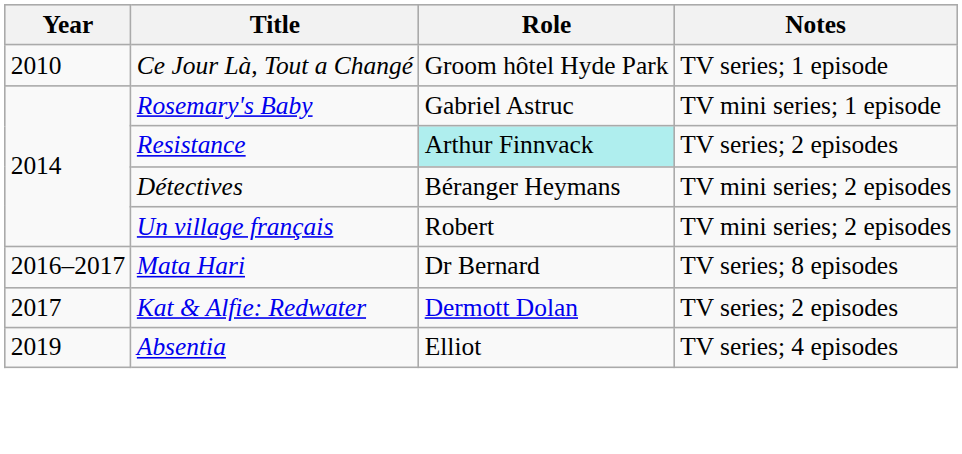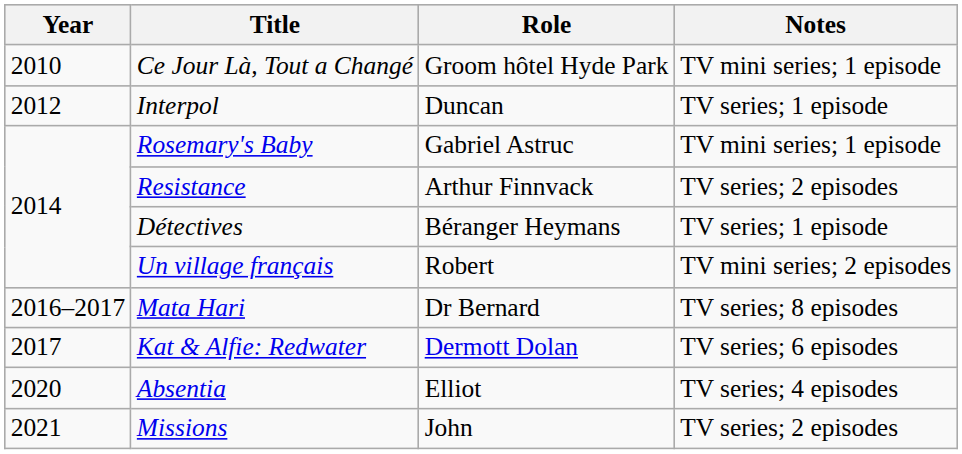(784, 65) TV series; 1 episode -> (811, 65) TV mini series; 1 episode
+ row: (178, 105)
(509, 145) paleturquoise background -> (509, 186) no background
(816, 186) TV mini series; 2 episodes -> (784, 226) TV series; 1 episode
(789, 307) TV series; 2 episodes -> (789, 347) TV series; 6 episodes
(36, 347) 2019 -> (36, 387) 2020
+ row: (182, 428)
